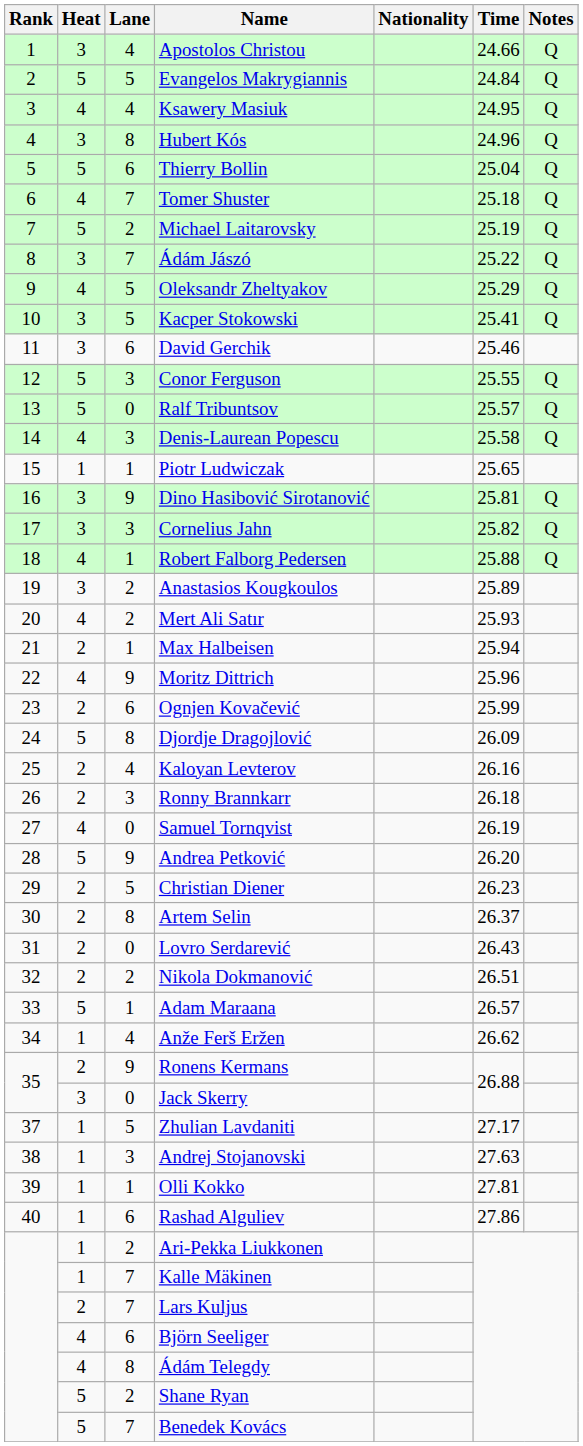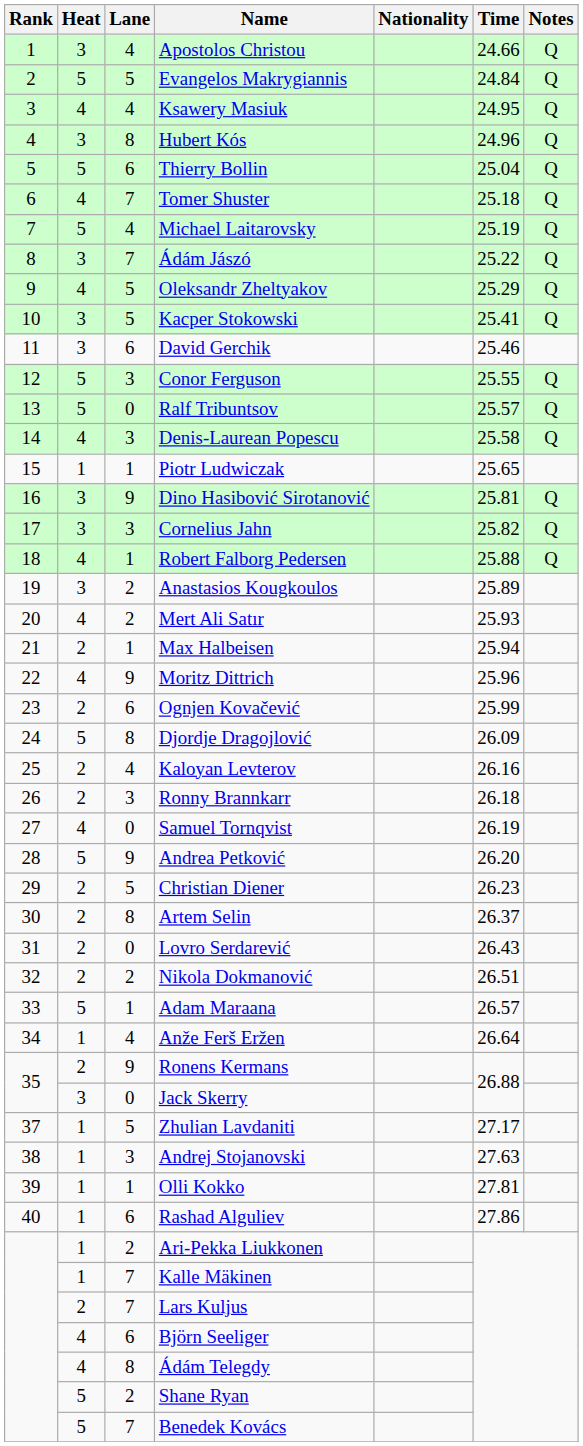(130, 229) 2 -> (130, 229) 4
(498, 1037) 26.62 -> (498, 1037) 26.64
